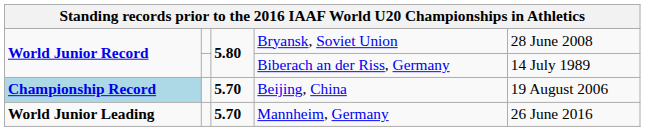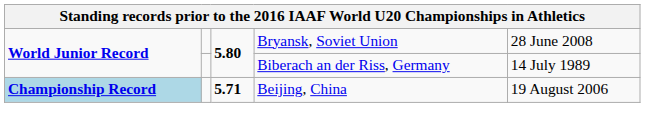(228, 89) 5.70 -> (228, 89) 5.71
- row: (323, 114)
